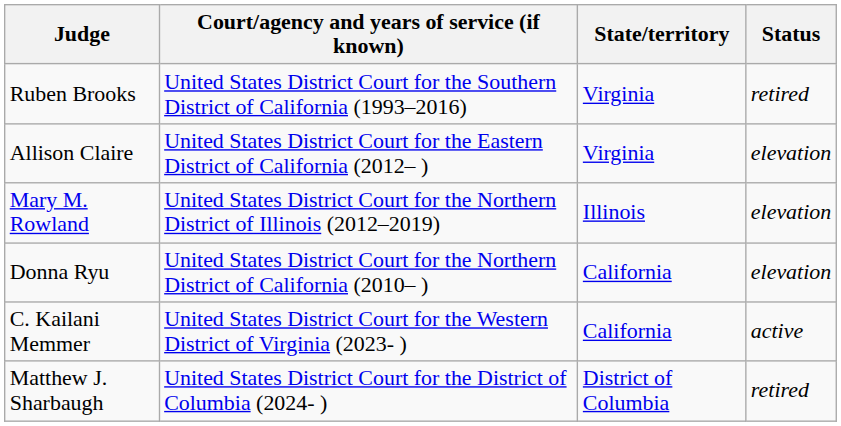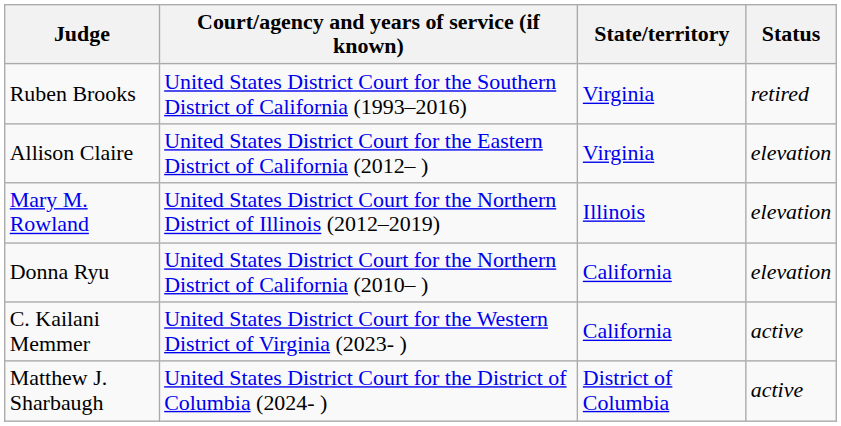(780, 390) retired -> (777, 390) active
